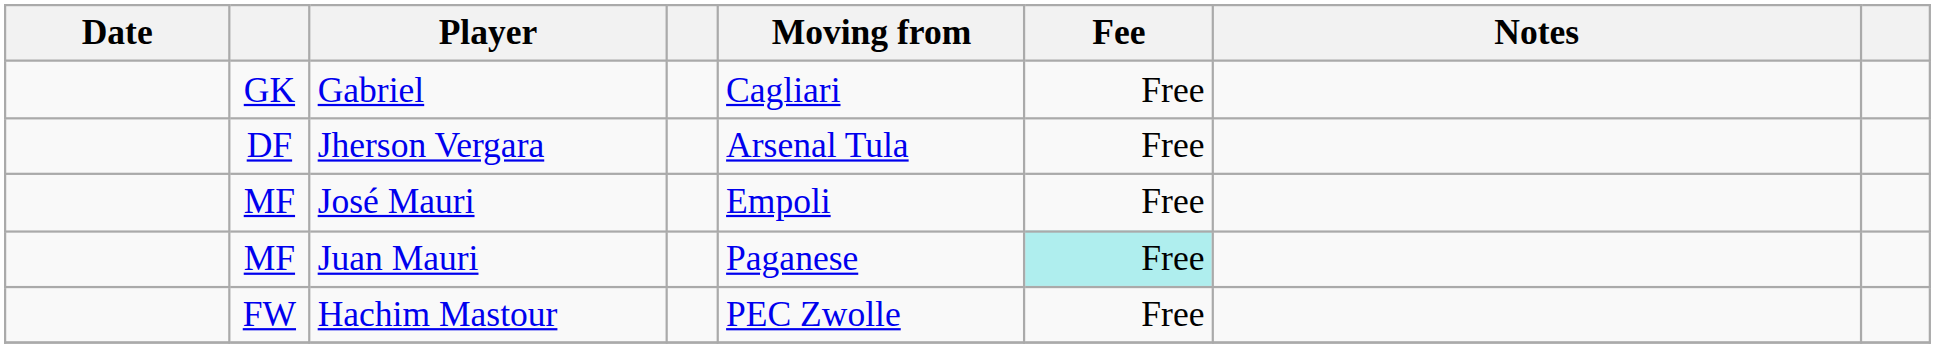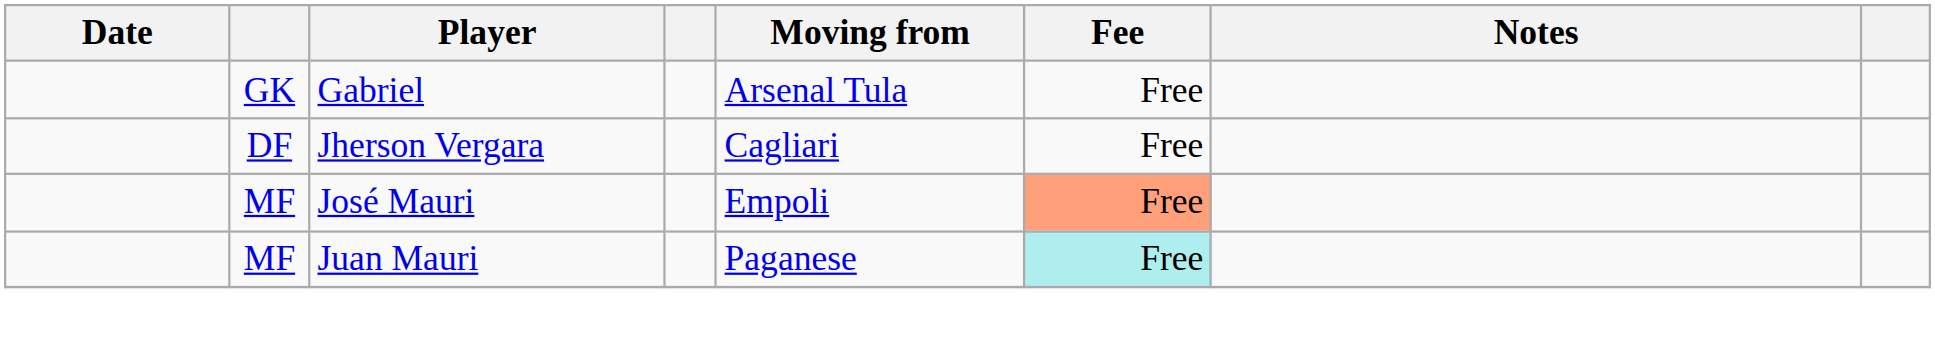(783, 88) Cagliari -> (816, 88) Arsenal Tula
(817, 145) Arsenal Tula -> (782, 145) Cagliari
(1173, 201) no background -> (1172, 201) lightsalmon background
- row: (438, 314)
